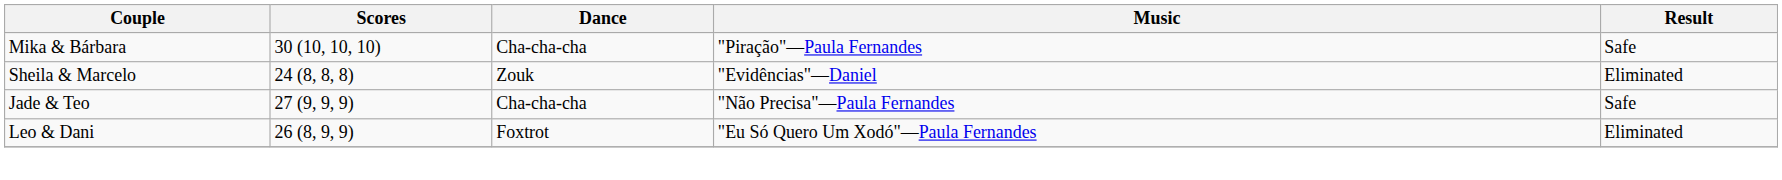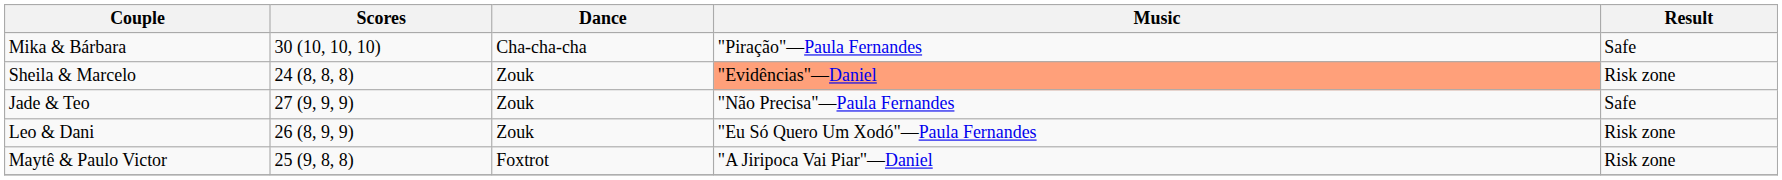(797, 75) no background -> (797, 75) lightsalmon background
(1644, 75) Eliminated -> (1640, 75) Risk zone
(542, 103) Cha-cha-cha -> (515, 103) Zouk
(523, 132) Foxtrot -> (515, 132) Zouk
(1644, 132) Eliminated -> (1640, 132) Risk zone
+ row: (88, 160)
